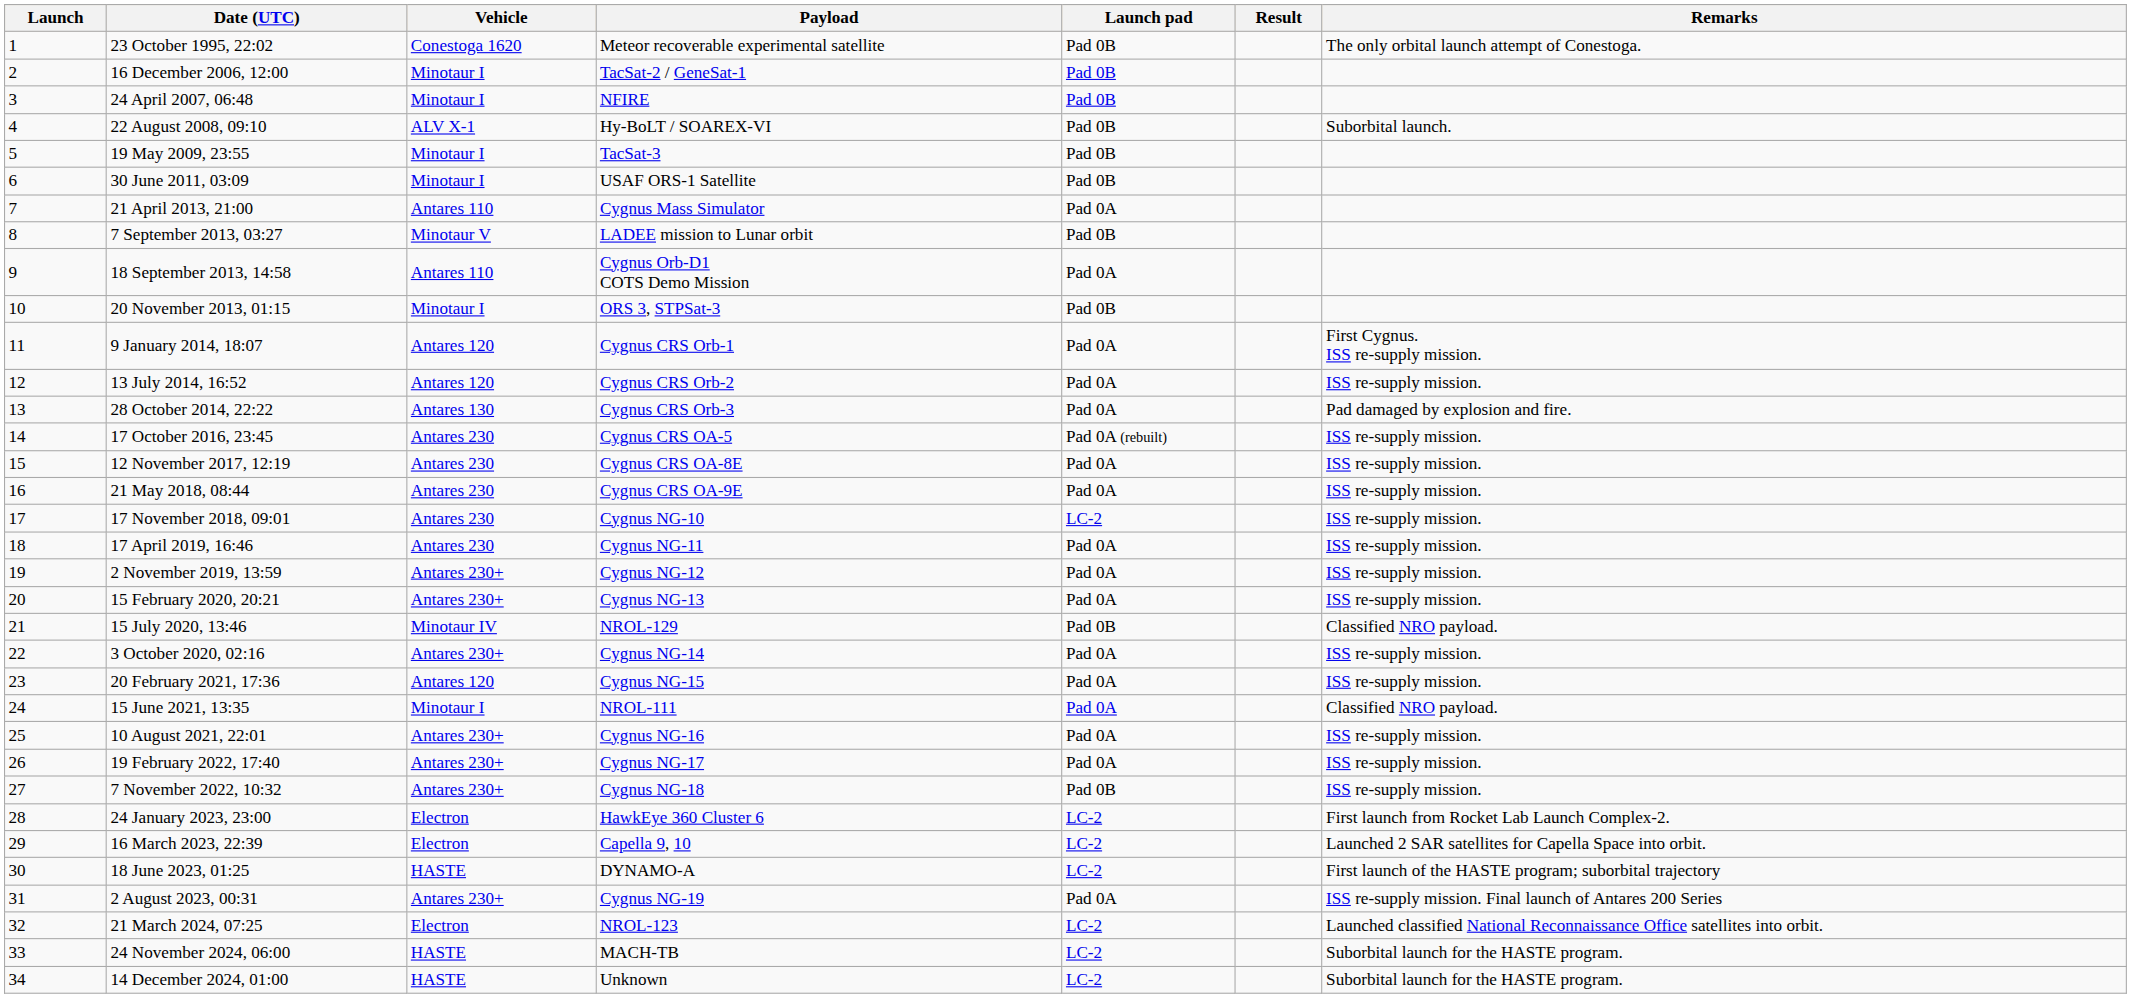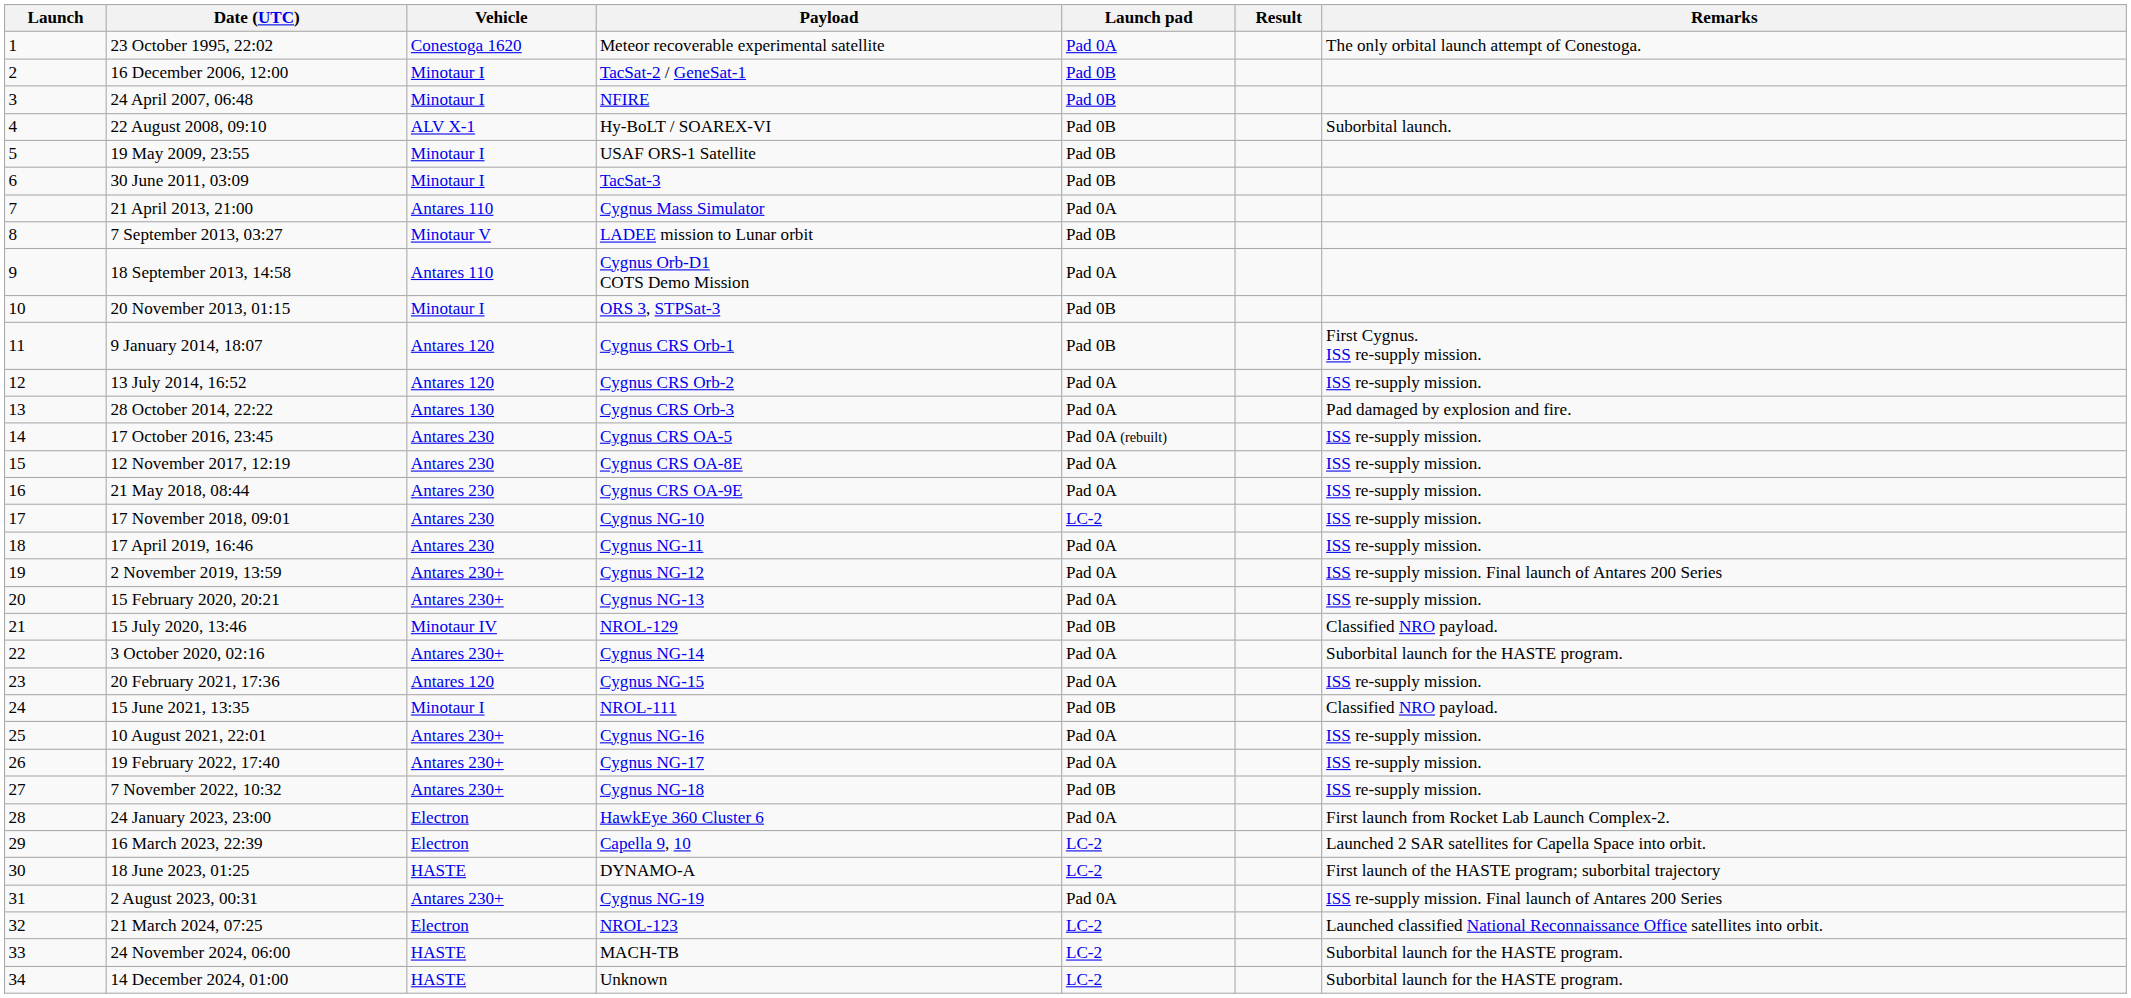(1091, 45) Pad 0B -> (1091, 45) Pad 0A
(630, 153) TacSat-3 -> (678, 153) USAF ORS-1 Satellite
(678, 180) USAF ORS-1 Satellite -> (630, 180) TacSat-3
(1091, 345) Pad 0A -> (1091, 345) Pad 0B
(1404, 572) ISS re-supply mission. -> (1524, 572) ISS re-supply mission. Final launch of Antares 200 Series
(1404, 653) ISS re-supply mission. -> (1474, 653) Suborbital launch for the HASTE program.
(1091, 708) Pad 0A -> (1091, 708) Pad 0B
(1084, 816) LC-2 -> (1091, 816) Pad 0A
